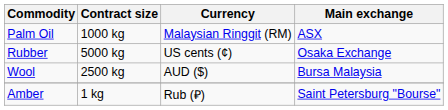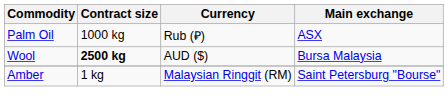(228, 33) Malaysian Ringgit (RM) -> (184, 36) Rub (₽)
- row: (27, 53)
(103, 72) normal -> (103, 56) bold
(184, 94) Rub (₽) -> (228, 75) Malaysian Ringgit (RM)
